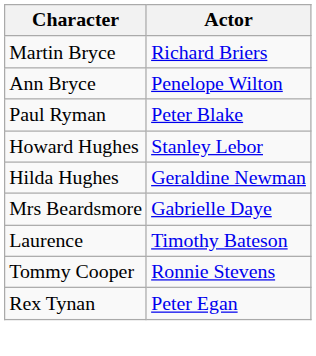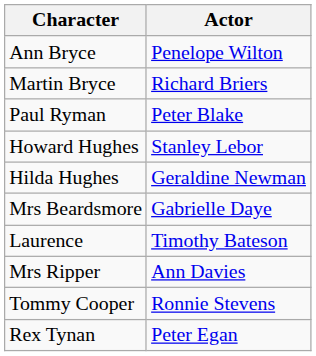rows swapped: (62, 51) <-> (52, 83)
+ row: (55, 271)
